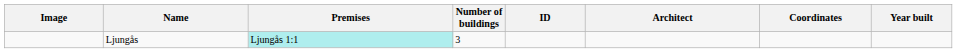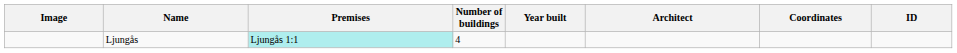columns swapped: (912, 18) <-> (545, 18)
(458, 39) 3 -> (458, 39) 4
